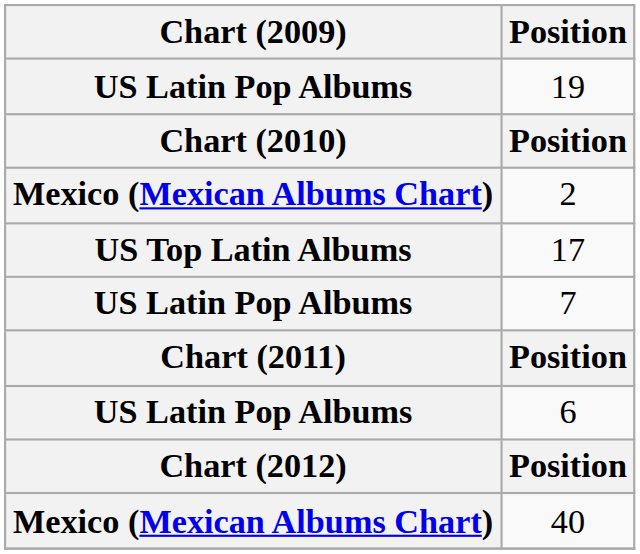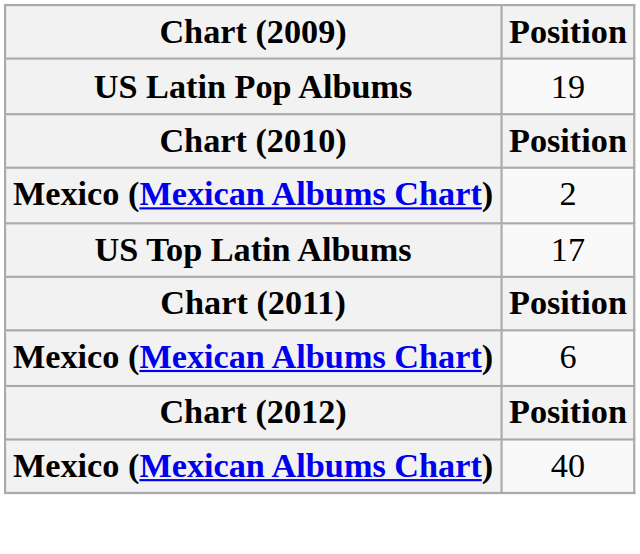- row: (568, 303)
(253, 411) US Latin Pop Albums -> (253, 357) Mexico (Mexican Albums Chart)
